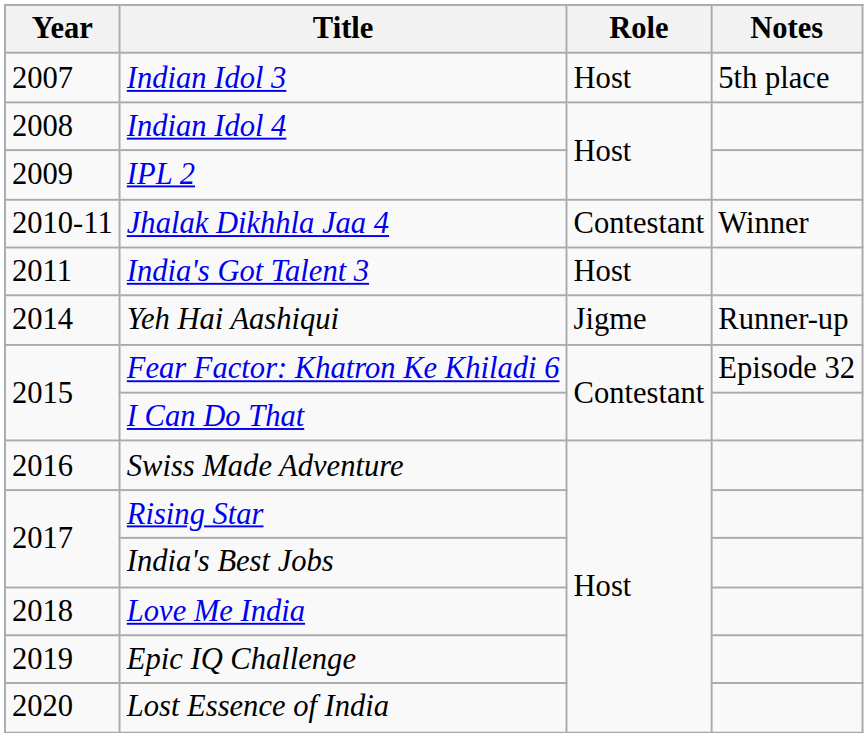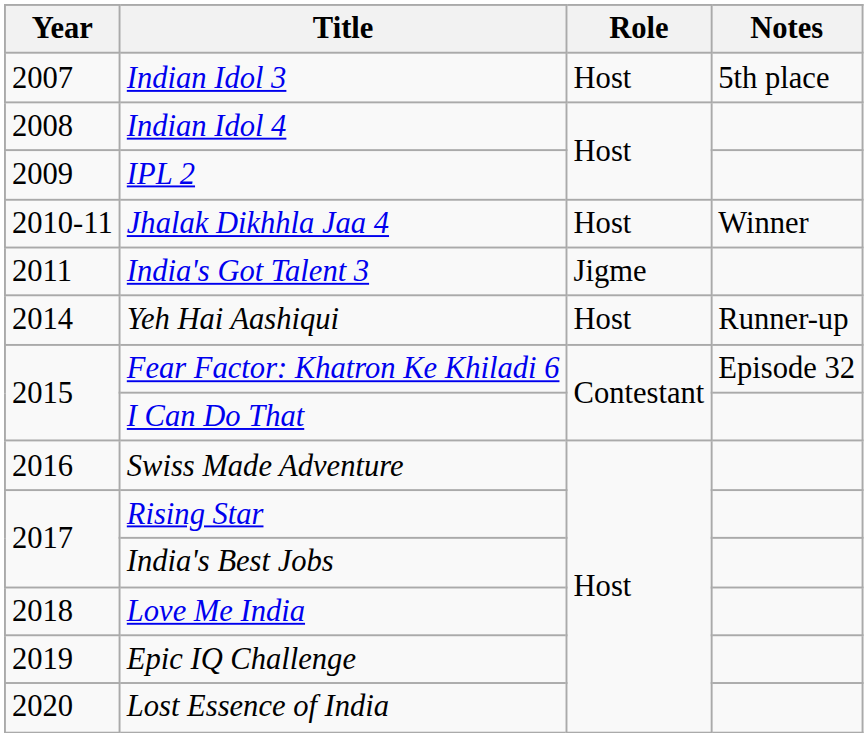(639, 222) Contestant -> (602, 222) Host
(602, 271) Host -> (610, 271) Jigme
(610, 319) Jigme -> (602, 319) Host
